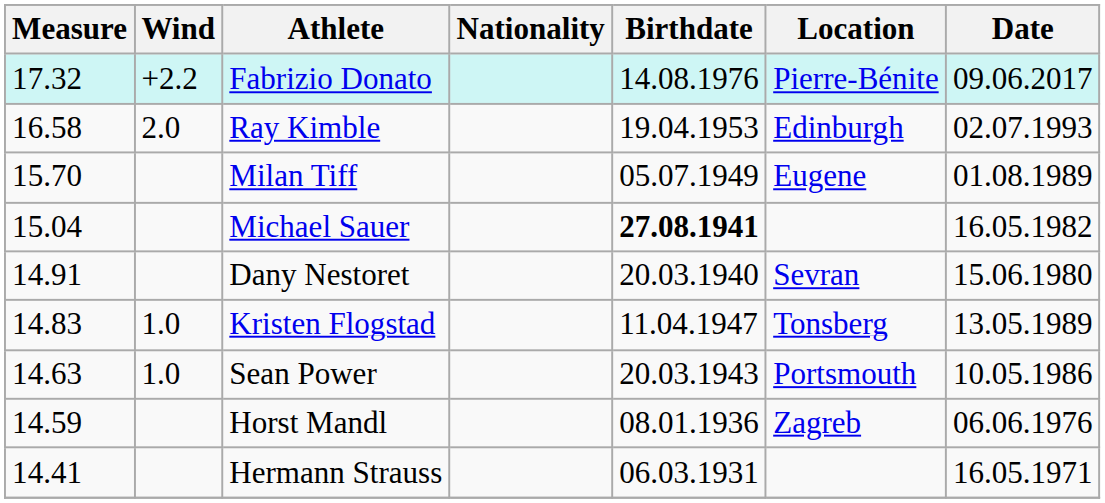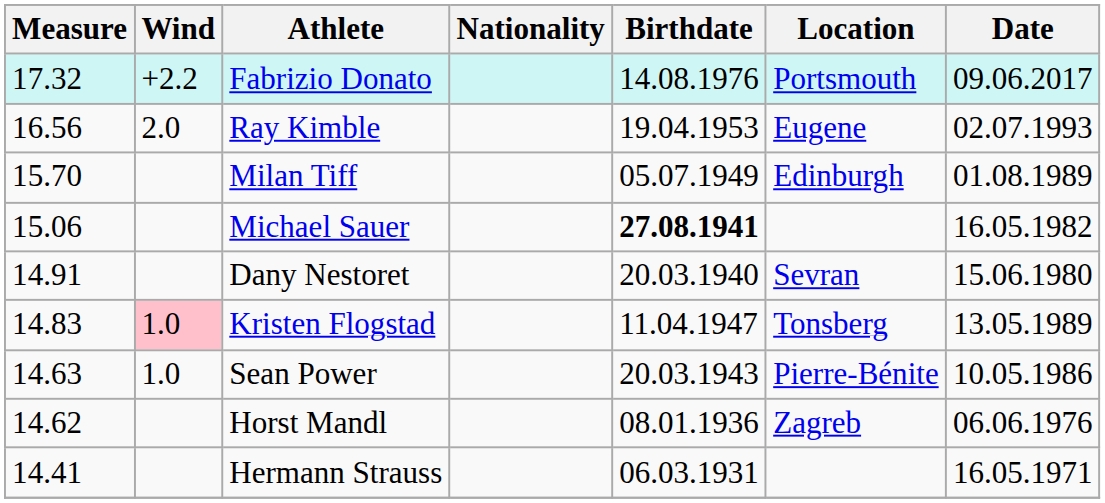(856, 78) Pierre-Bénite -> (845, 78) Portsmouth
(47, 127) 16.58 -> (47, 127) 16.56
(838, 127) Edinburgh -> (820, 127) Eugene
(820, 176) Eugene -> (838, 176) Edinburgh
(47, 226) 15.04 -> (47, 226) 15.06
(161, 324) no background -> (161, 324) pink background
(845, 373) Portsmouth -> (856, 373) Pierre-Bénite
(47, 422) 14.59 -> (47, 422) 14.62
